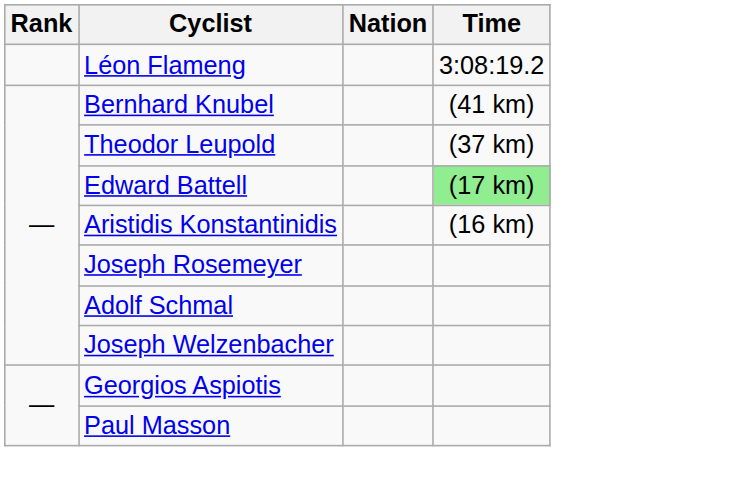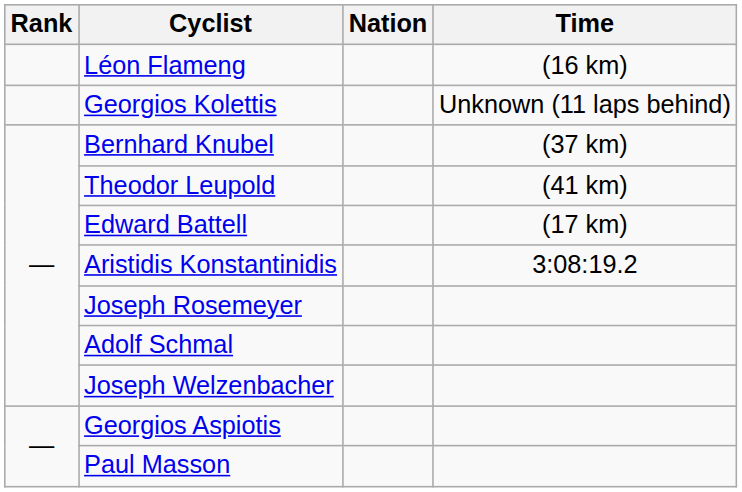(492, 64) 3:08:19.2 -> (585, 64) (16 km)
+ row: (180, 104)
(492, 104) (41 km) -> (585, 144) (37 km)
(492, 144) (37 km) -> (585, 184) (41 km)
(492, 184) lightgreen background -> (585, 225) no background
(492, 225) (16 km) -> (585, 265) 3:08:19.2
